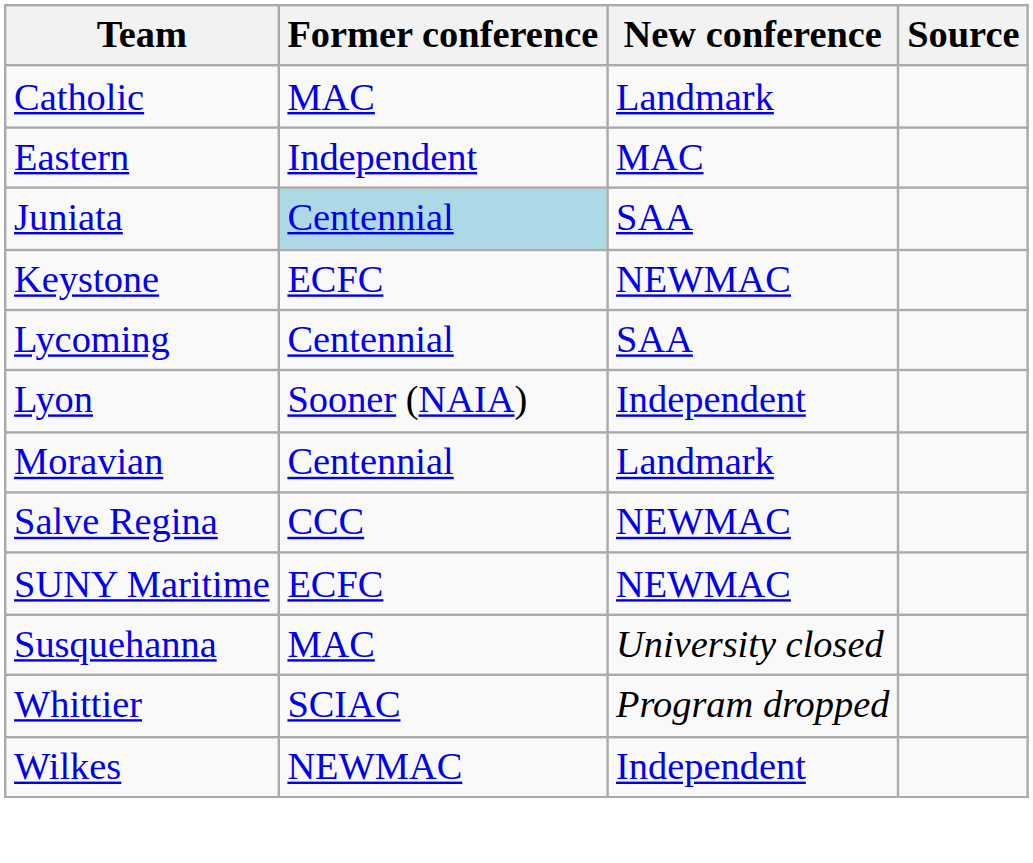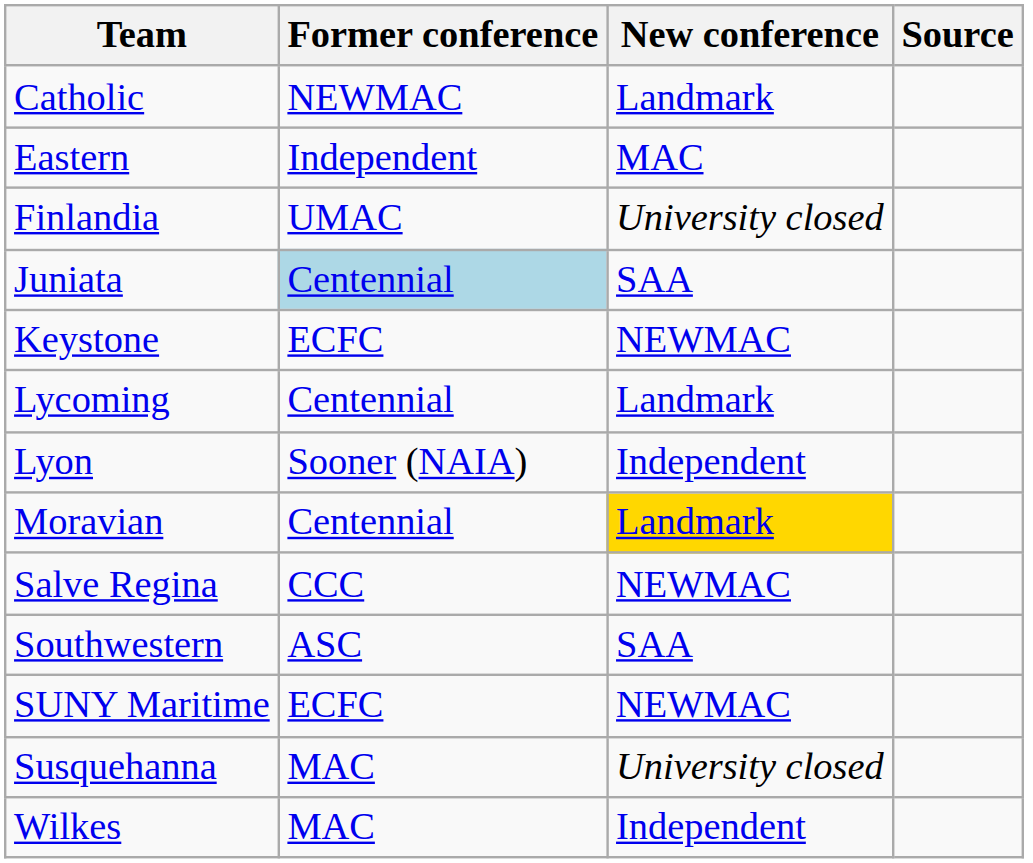(331, 95) MAC -> (375, 95) NEWMAC
+ row: (87, 217)
(654, 339) SAA -> (695, 400) Landmark
(695, 461) no background -> (695, 522) gold background
+ row: (119, 643)
- row: (78, 704)
(375, 765) NEWMAC -> (331, 826) MAC
